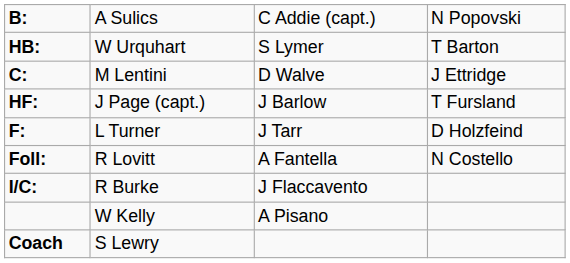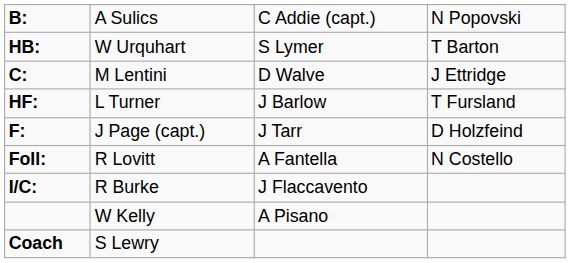(150, 103) J Page (capt.) -> (127, 103) L Turner
(127, 131) L Turner -> (150, 131) J Page (capt.)
